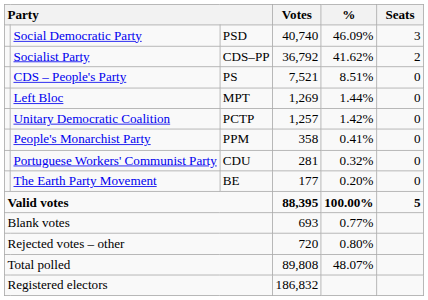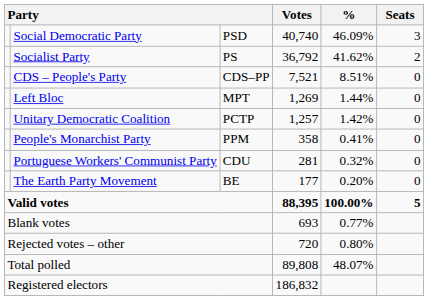(246, 56) CDS–PP -> (230, 56) PS
(230, 77) PS -> (246, 77) CDS–PP
